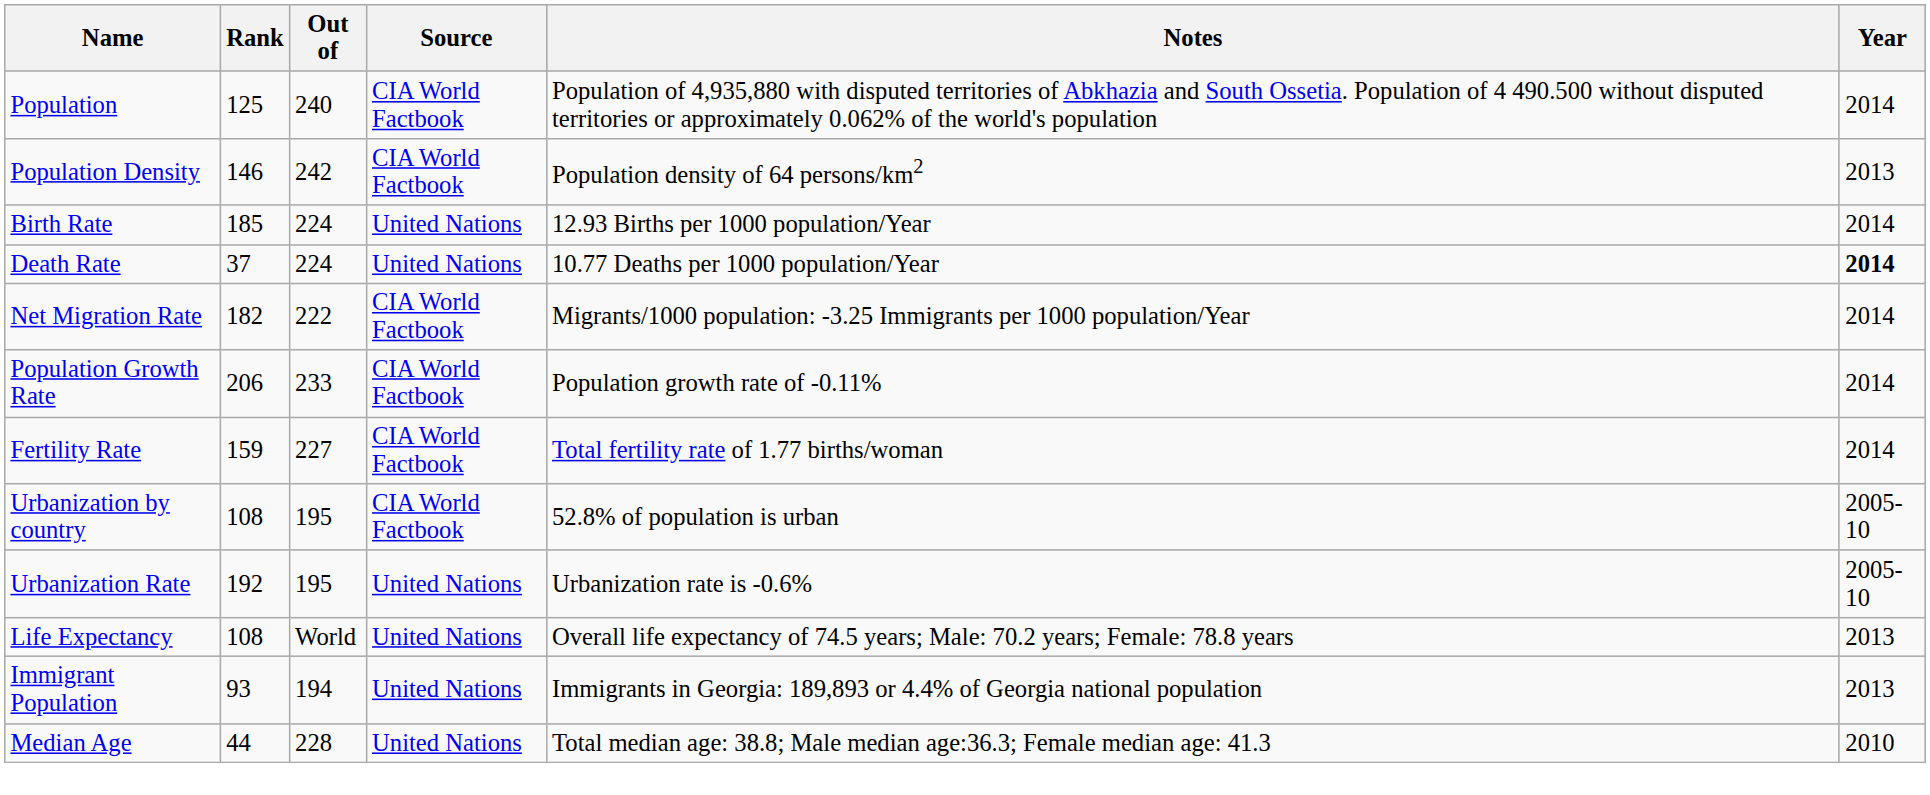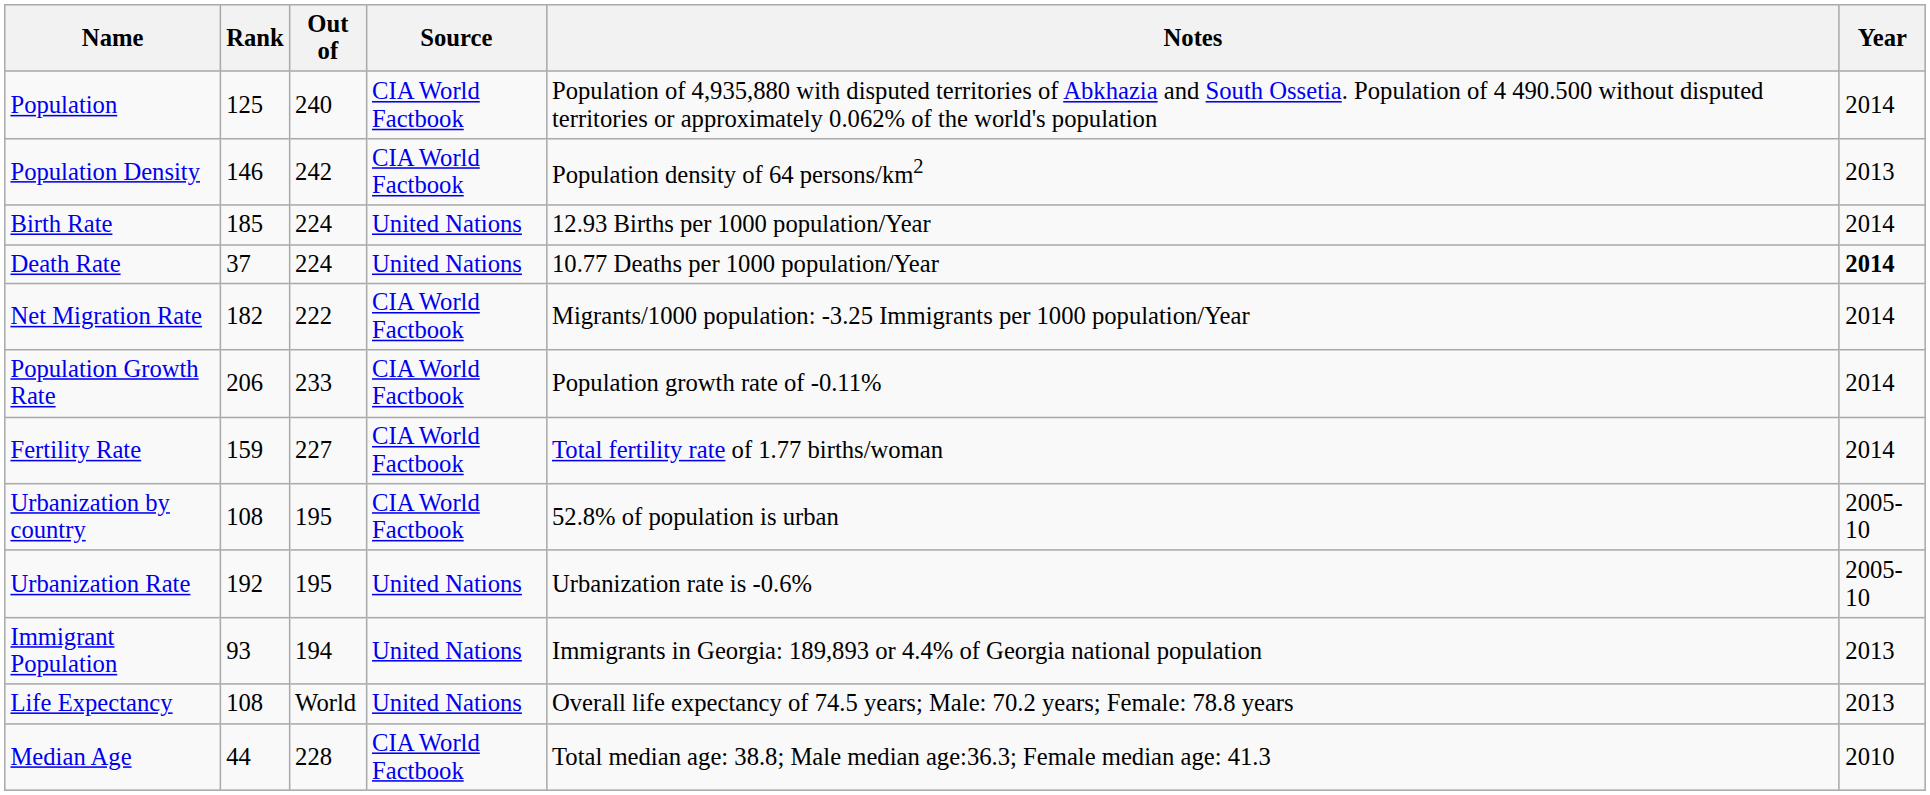rows swapped: (64, 689) <-> (92, 636)
(447, 742) United Nations -> (426, 756) CIA World Factbook
